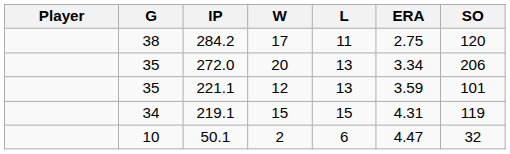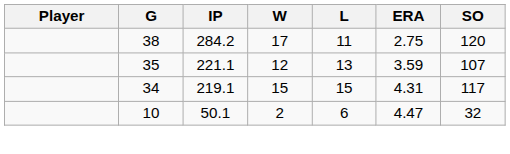- row: (215, 64)
(473, 88) 101 -> (473, 64) 107
(473, 112) 119 -> (473, 88) 117
